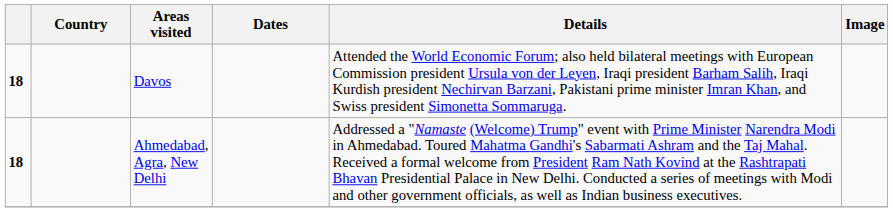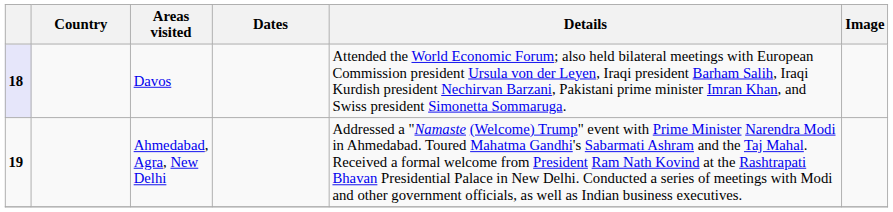(16, 80) no background -> (16, 80) lavender background
(16, 162) 18 -> (16, 162) 19
